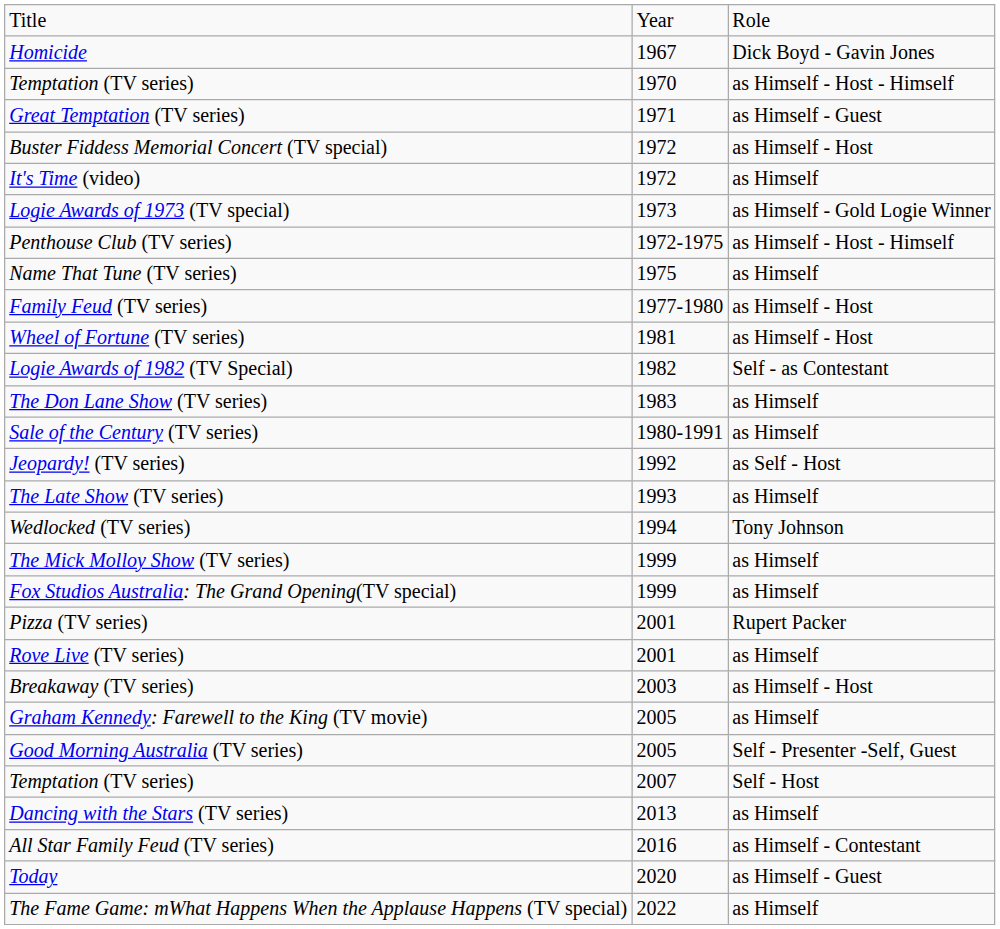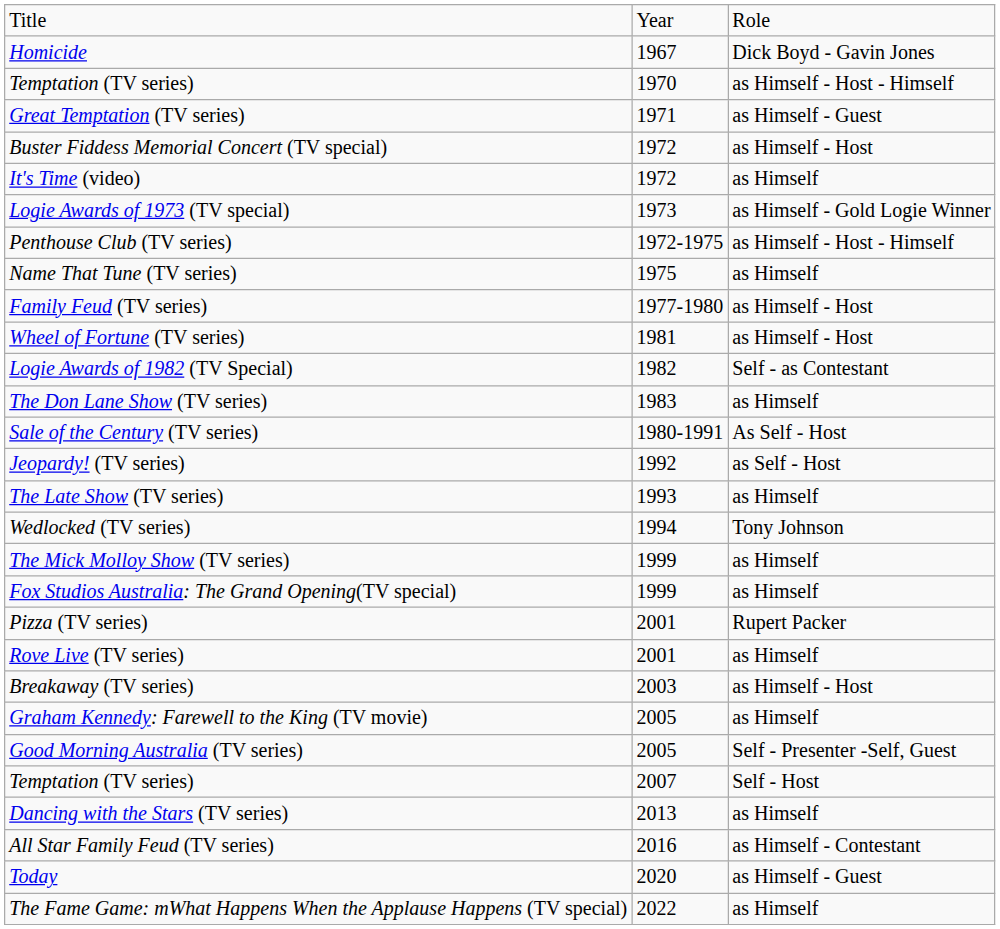(775, 432) as Himself -> (789, 432) As Self - Host
